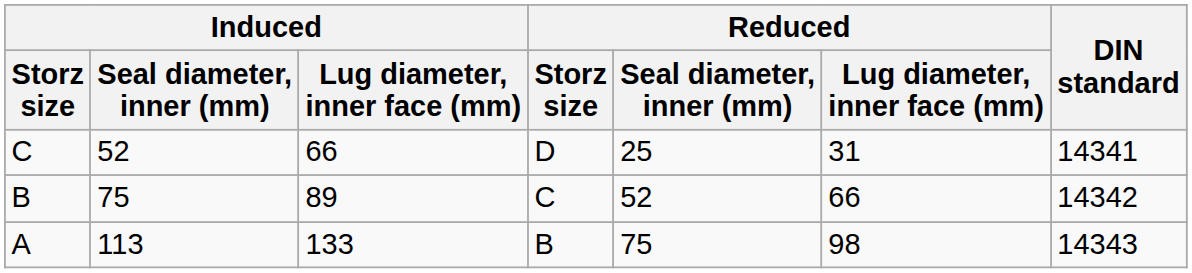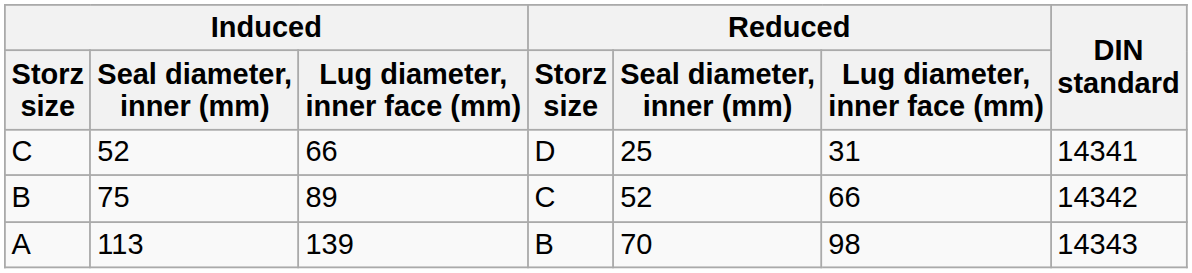(330, 243) 133 -> (330, 243) 139
(636, 243) 75 -> (636, 243) 70
